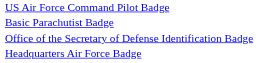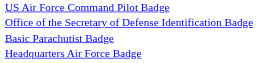rows swapped: (59, 22) <-> (129, 38)
